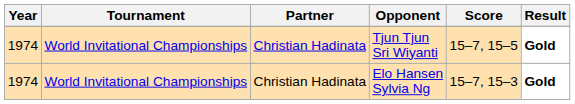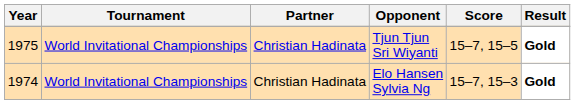(23, 45) 1974 -> (23, 45) 1975
